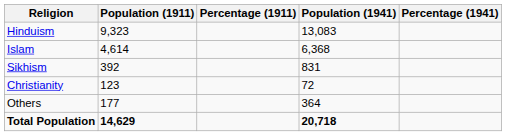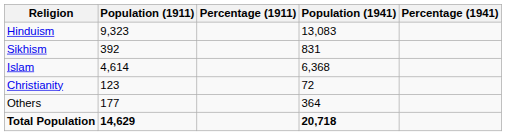rows swapped: (21, 49) <-> (27, 67)
